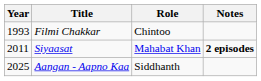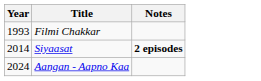- column: (167, 13)
(18, 48) 2011 -> (18, 48) 2014
(18, 66) 2025 -> (18, 66) 2024
